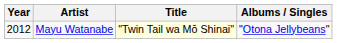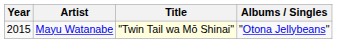(19, 30) 2012 -> (19, 30) 2015
